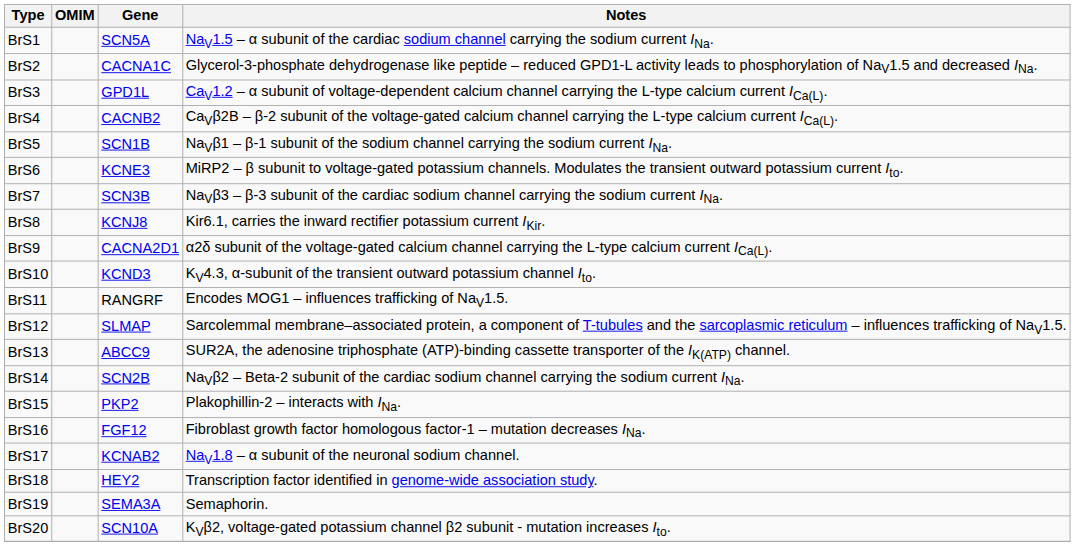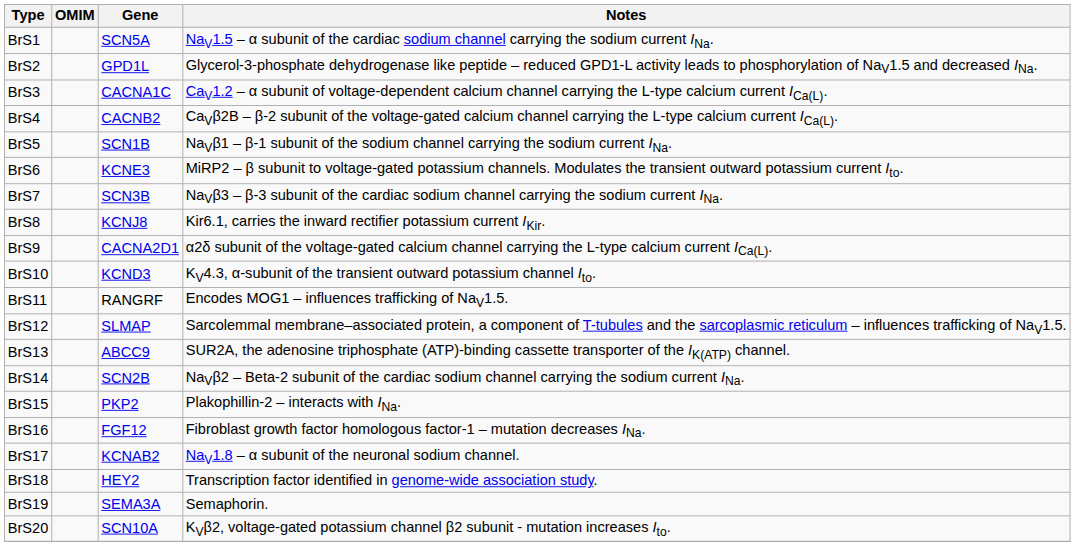(136, 66) CACNA1C -> (125, 66) GPD1L
(125, 92) GPD1L -> (136, 92) CACNA1C
